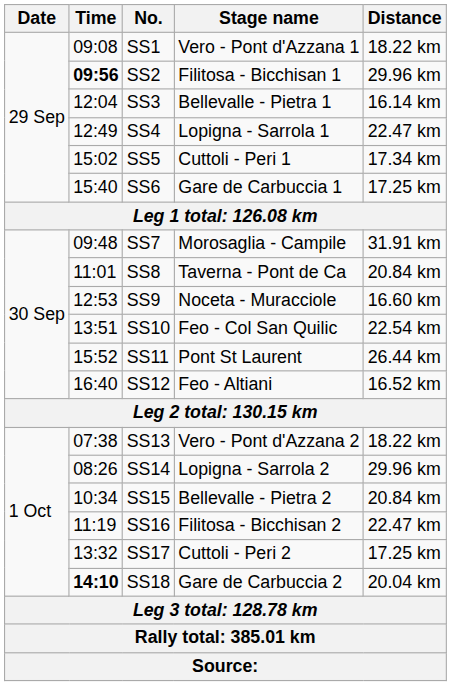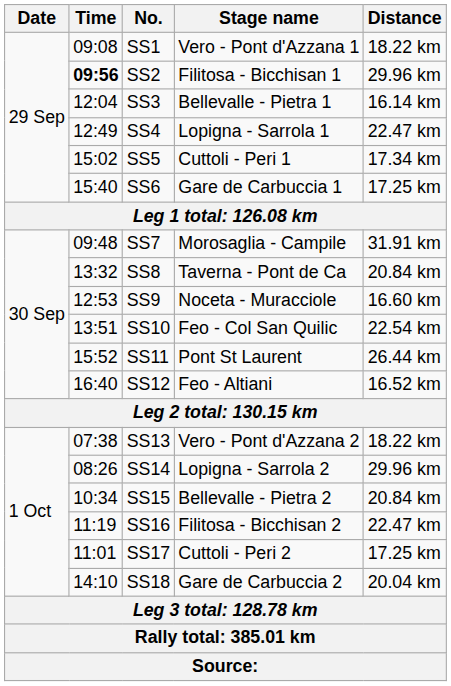(95, 272) 11:01 -> (95, 272) 13:32
(95, 553) 13:32 -> (95, 553) 11:01
(96, 581) bold -> (95, 581) normal
